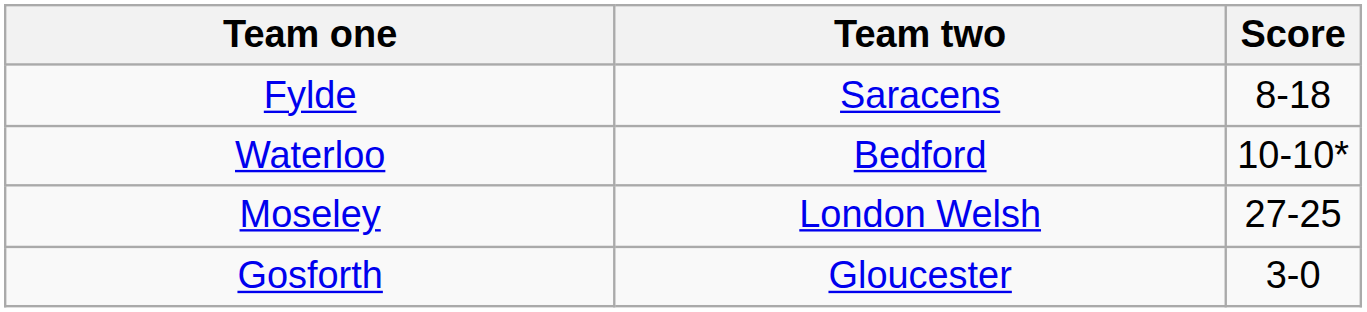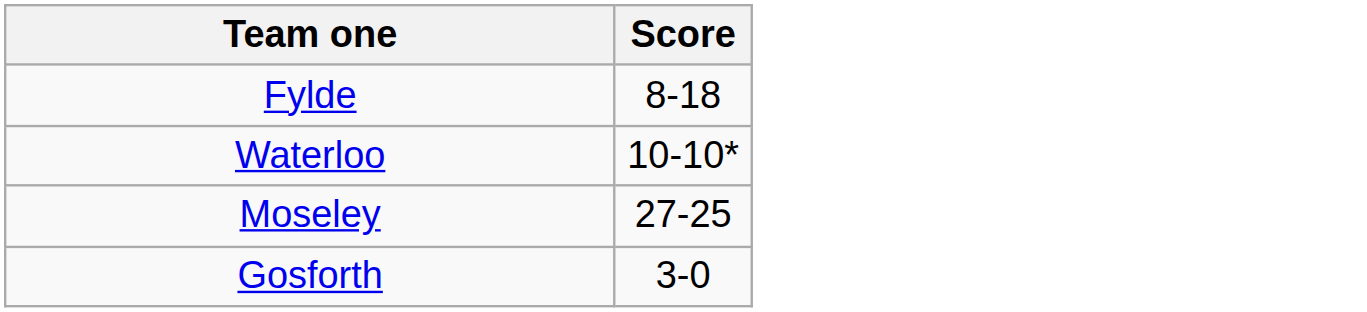- column: (920, 34)
